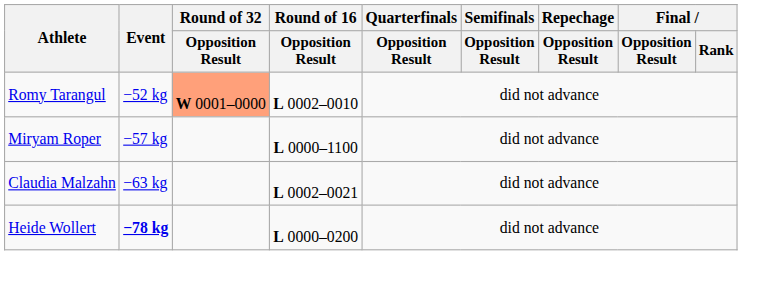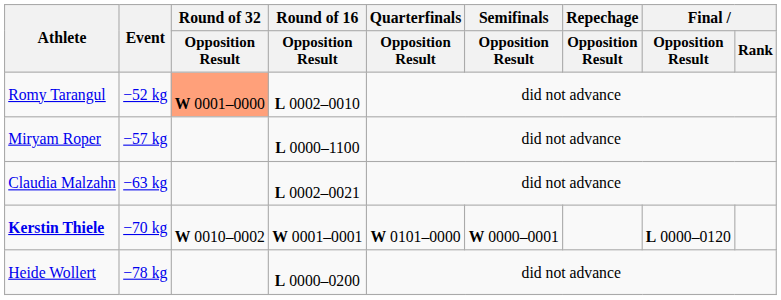+ row: (56, 228)
(146, 228) bold -> (145, 272) normal
